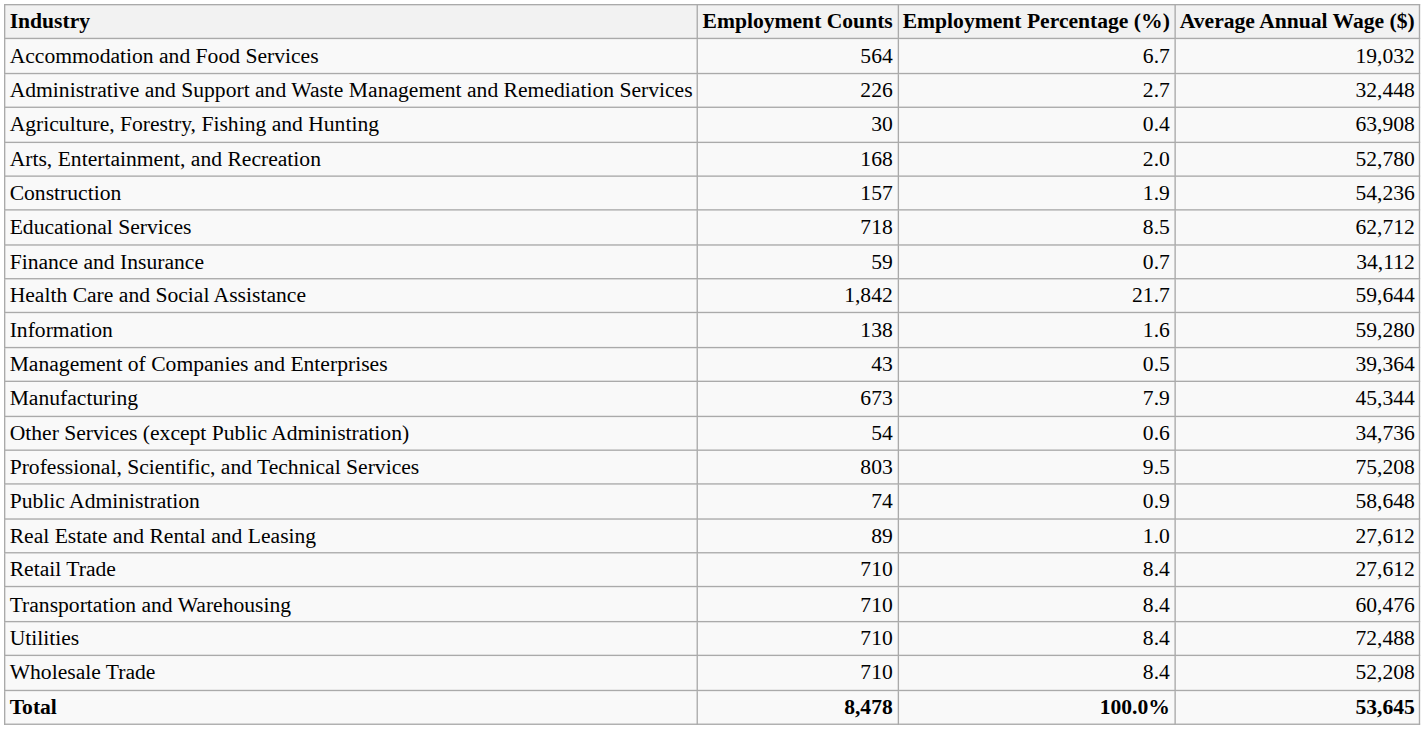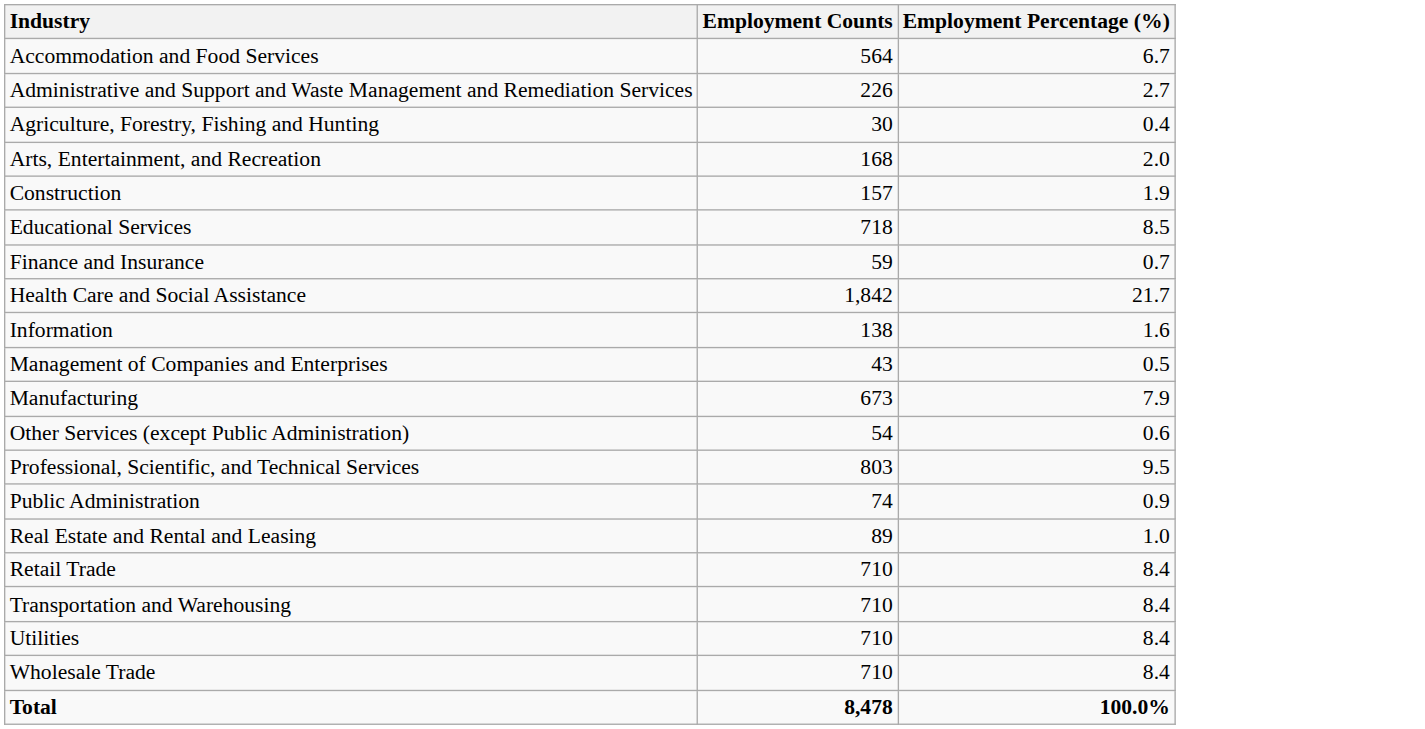- column: (1297, 21)
